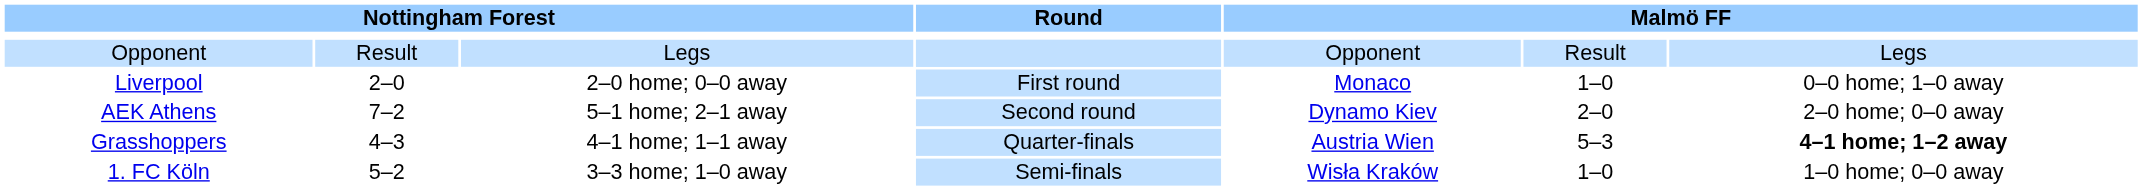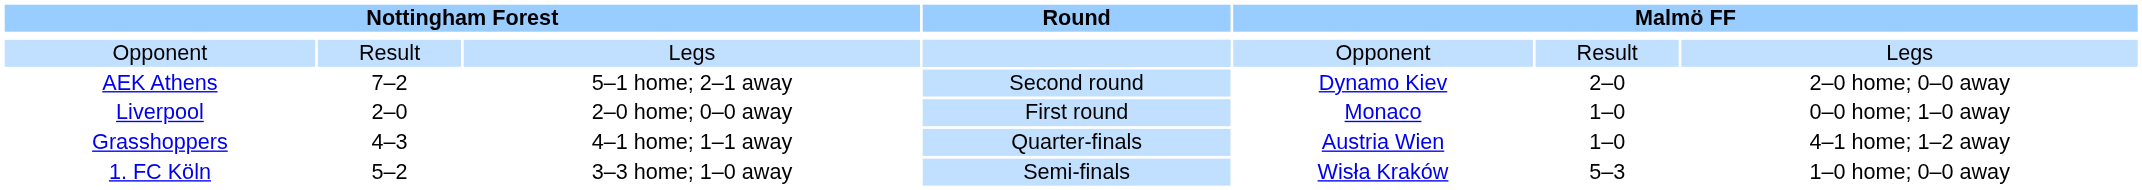rows swapped: (159, 82) <-> (159, 112)
(1595, 142) 5–3 -> (1607, 142) 1–0
(1903, 142) bold -> (1910, 142) normal
(1595, 171) 1–0 -> (1607, 171) 5–3
